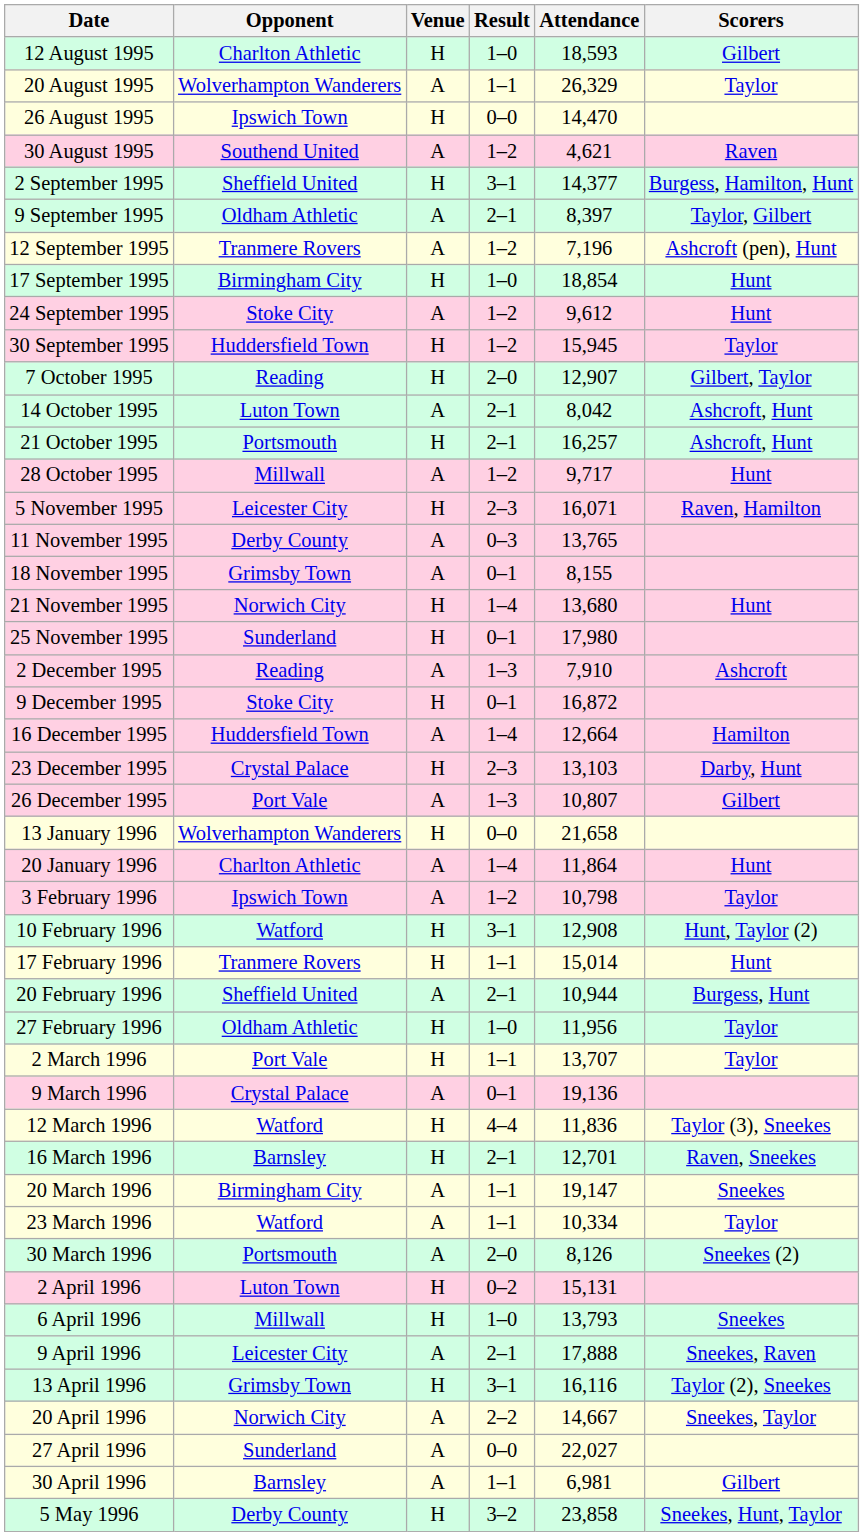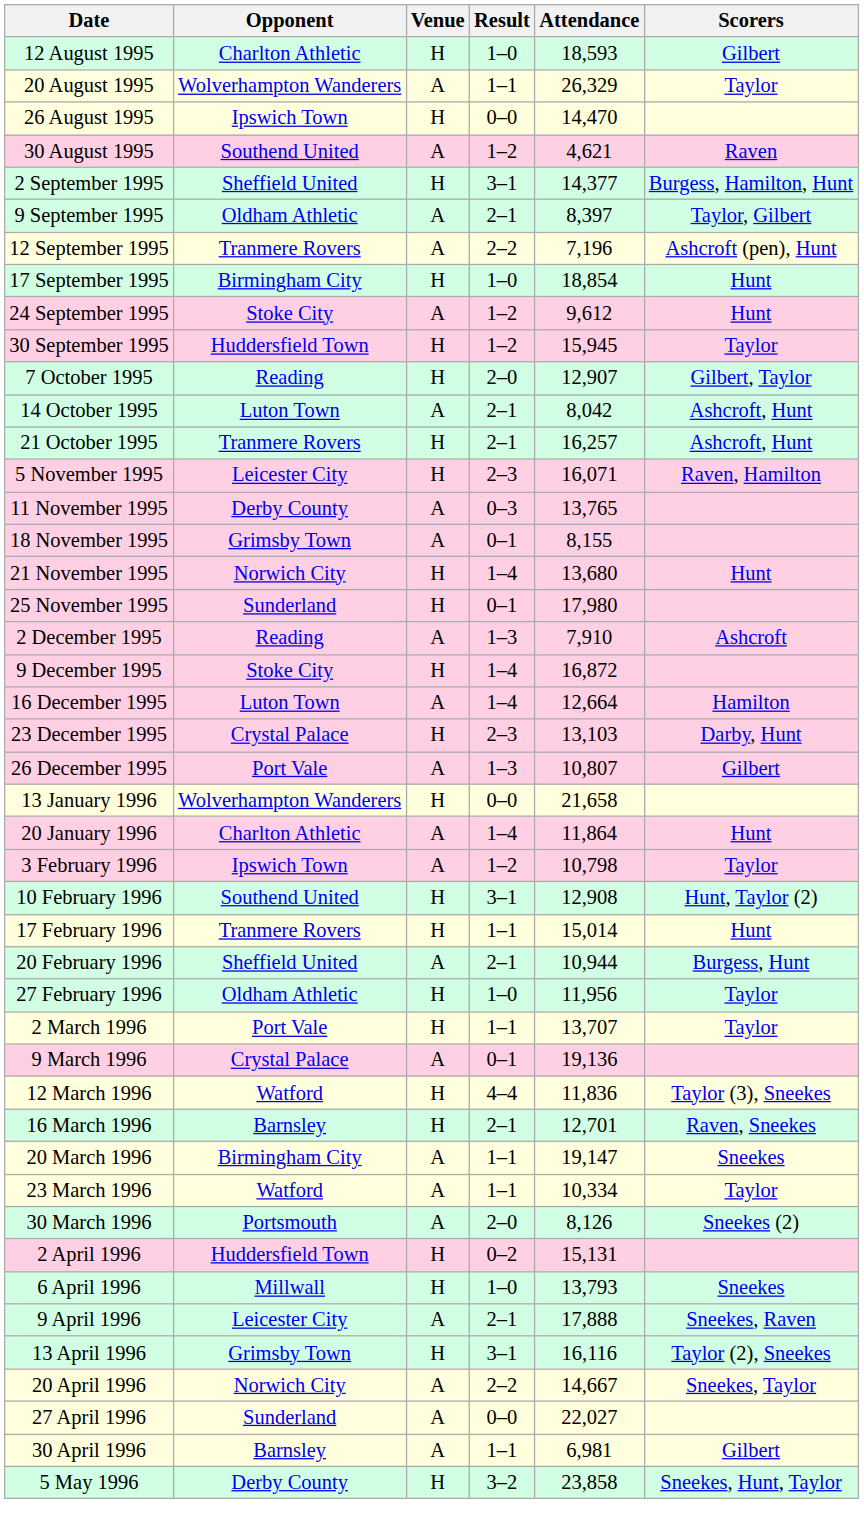(502, 248) 1–2 -> (502, 248) 2–2
(290, 442) Portsmouth -> (290, 442) Tranmere Rovers
- row: (89, 475)
(502, 702) 0–1 -> (502, 670) 1–4
(290, 735) Huddersfield Town -> (290, 702) Luton Town
(290, 930) Watford -> (290, 897) Southend United
(290, 1287) Luton Town -> (290, 1254) Huddersfield Town
